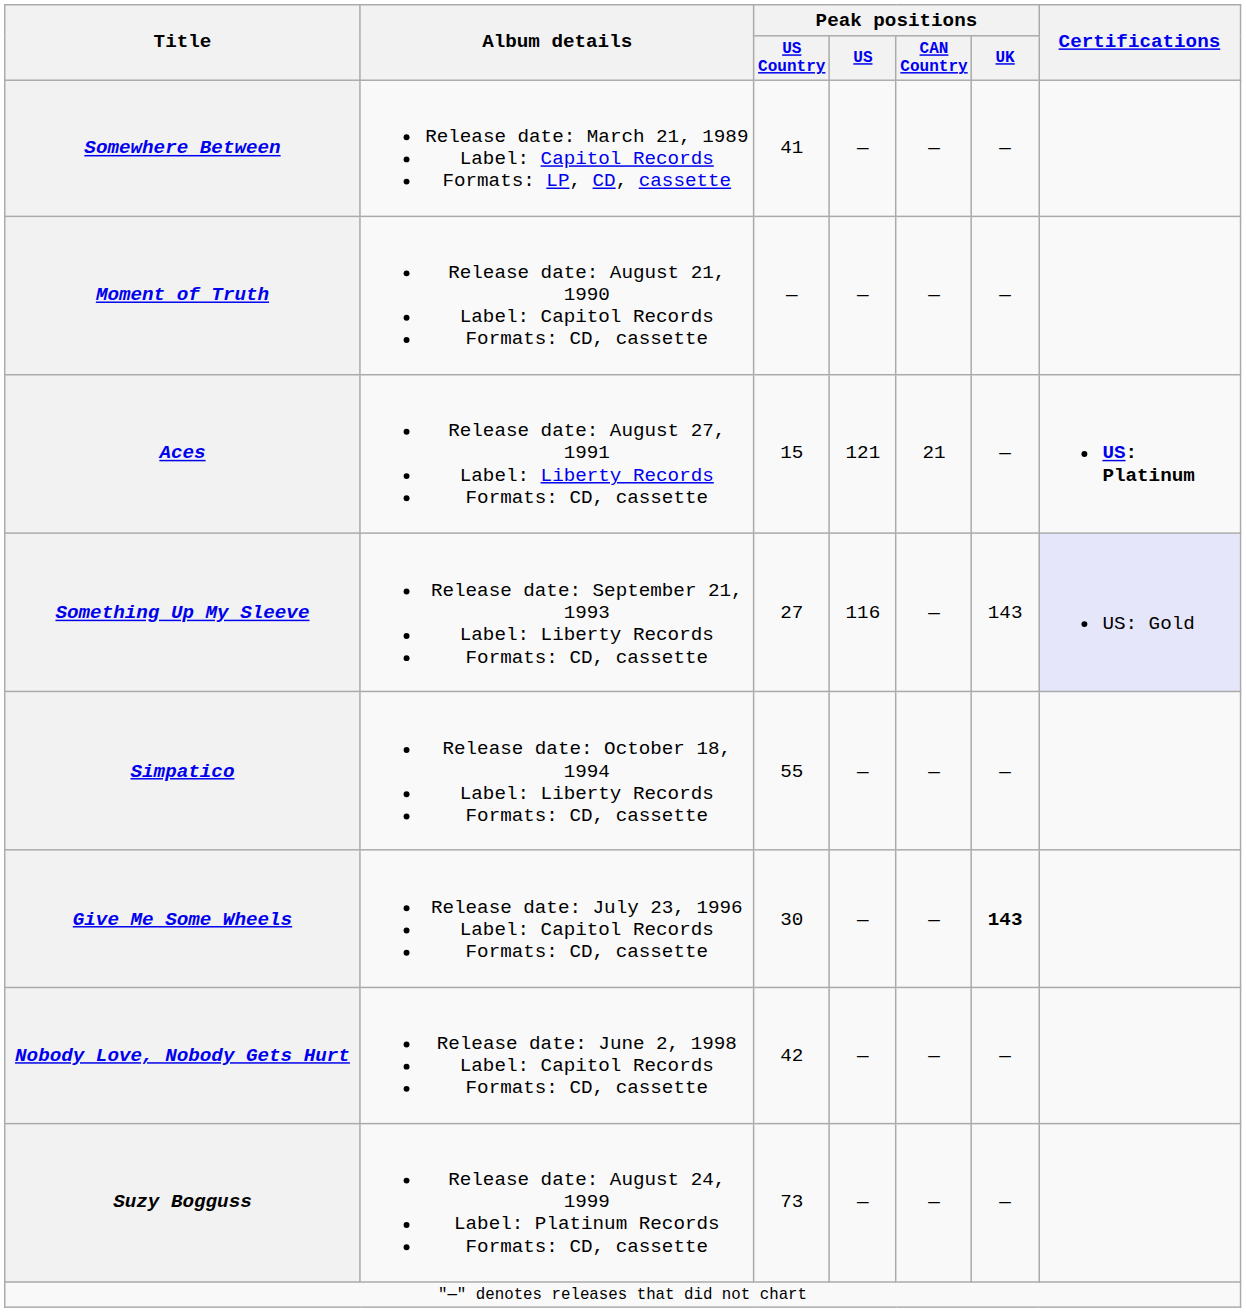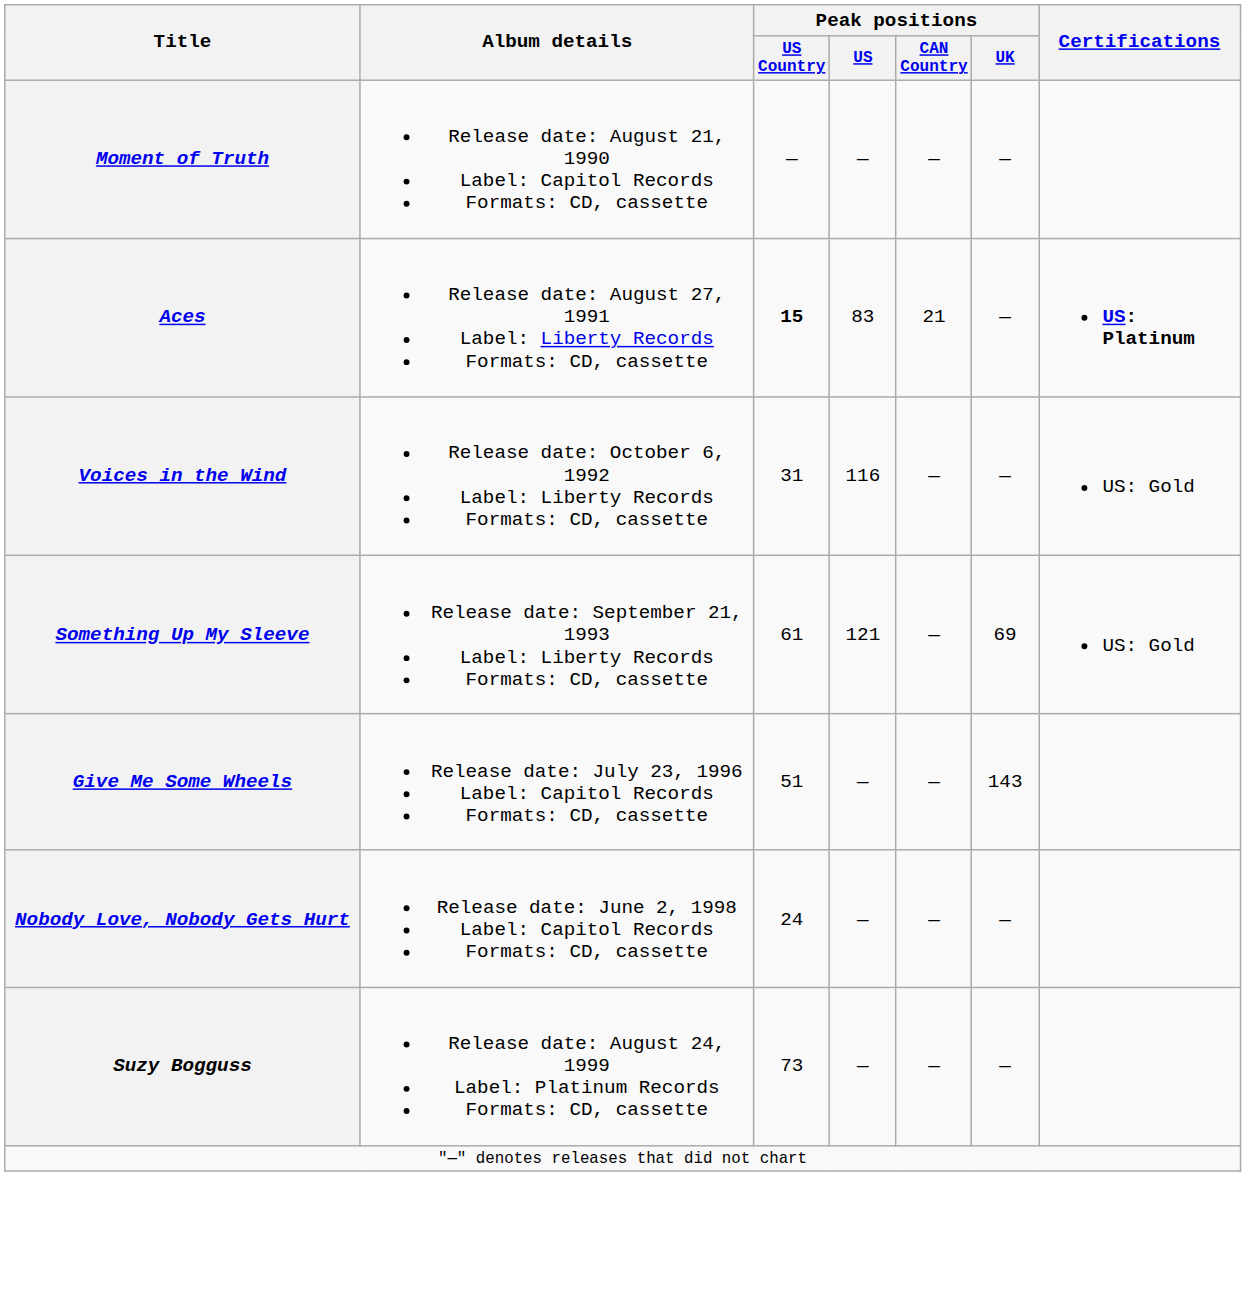- row: (182, 148)
(792, 454) normal -> (792, 317) bold
(863, 454) 121 -> (863, 317) 83
+ row: (182, 476)
(792, 613) 27 -> (792, 635) 61
(863, 613) 116 -> (863, 635) 121
(1005, 613) 143 -> (1005, 635) 69
(1139, 624) lavender background -> (1139, 646) no background
- row: (182, 771)
(792, 919) 30 -> (792, 782) 51
(1005, 919) bold -> (1005, 782) normal
(792, 1055) 42 -> (792, 919) 24
